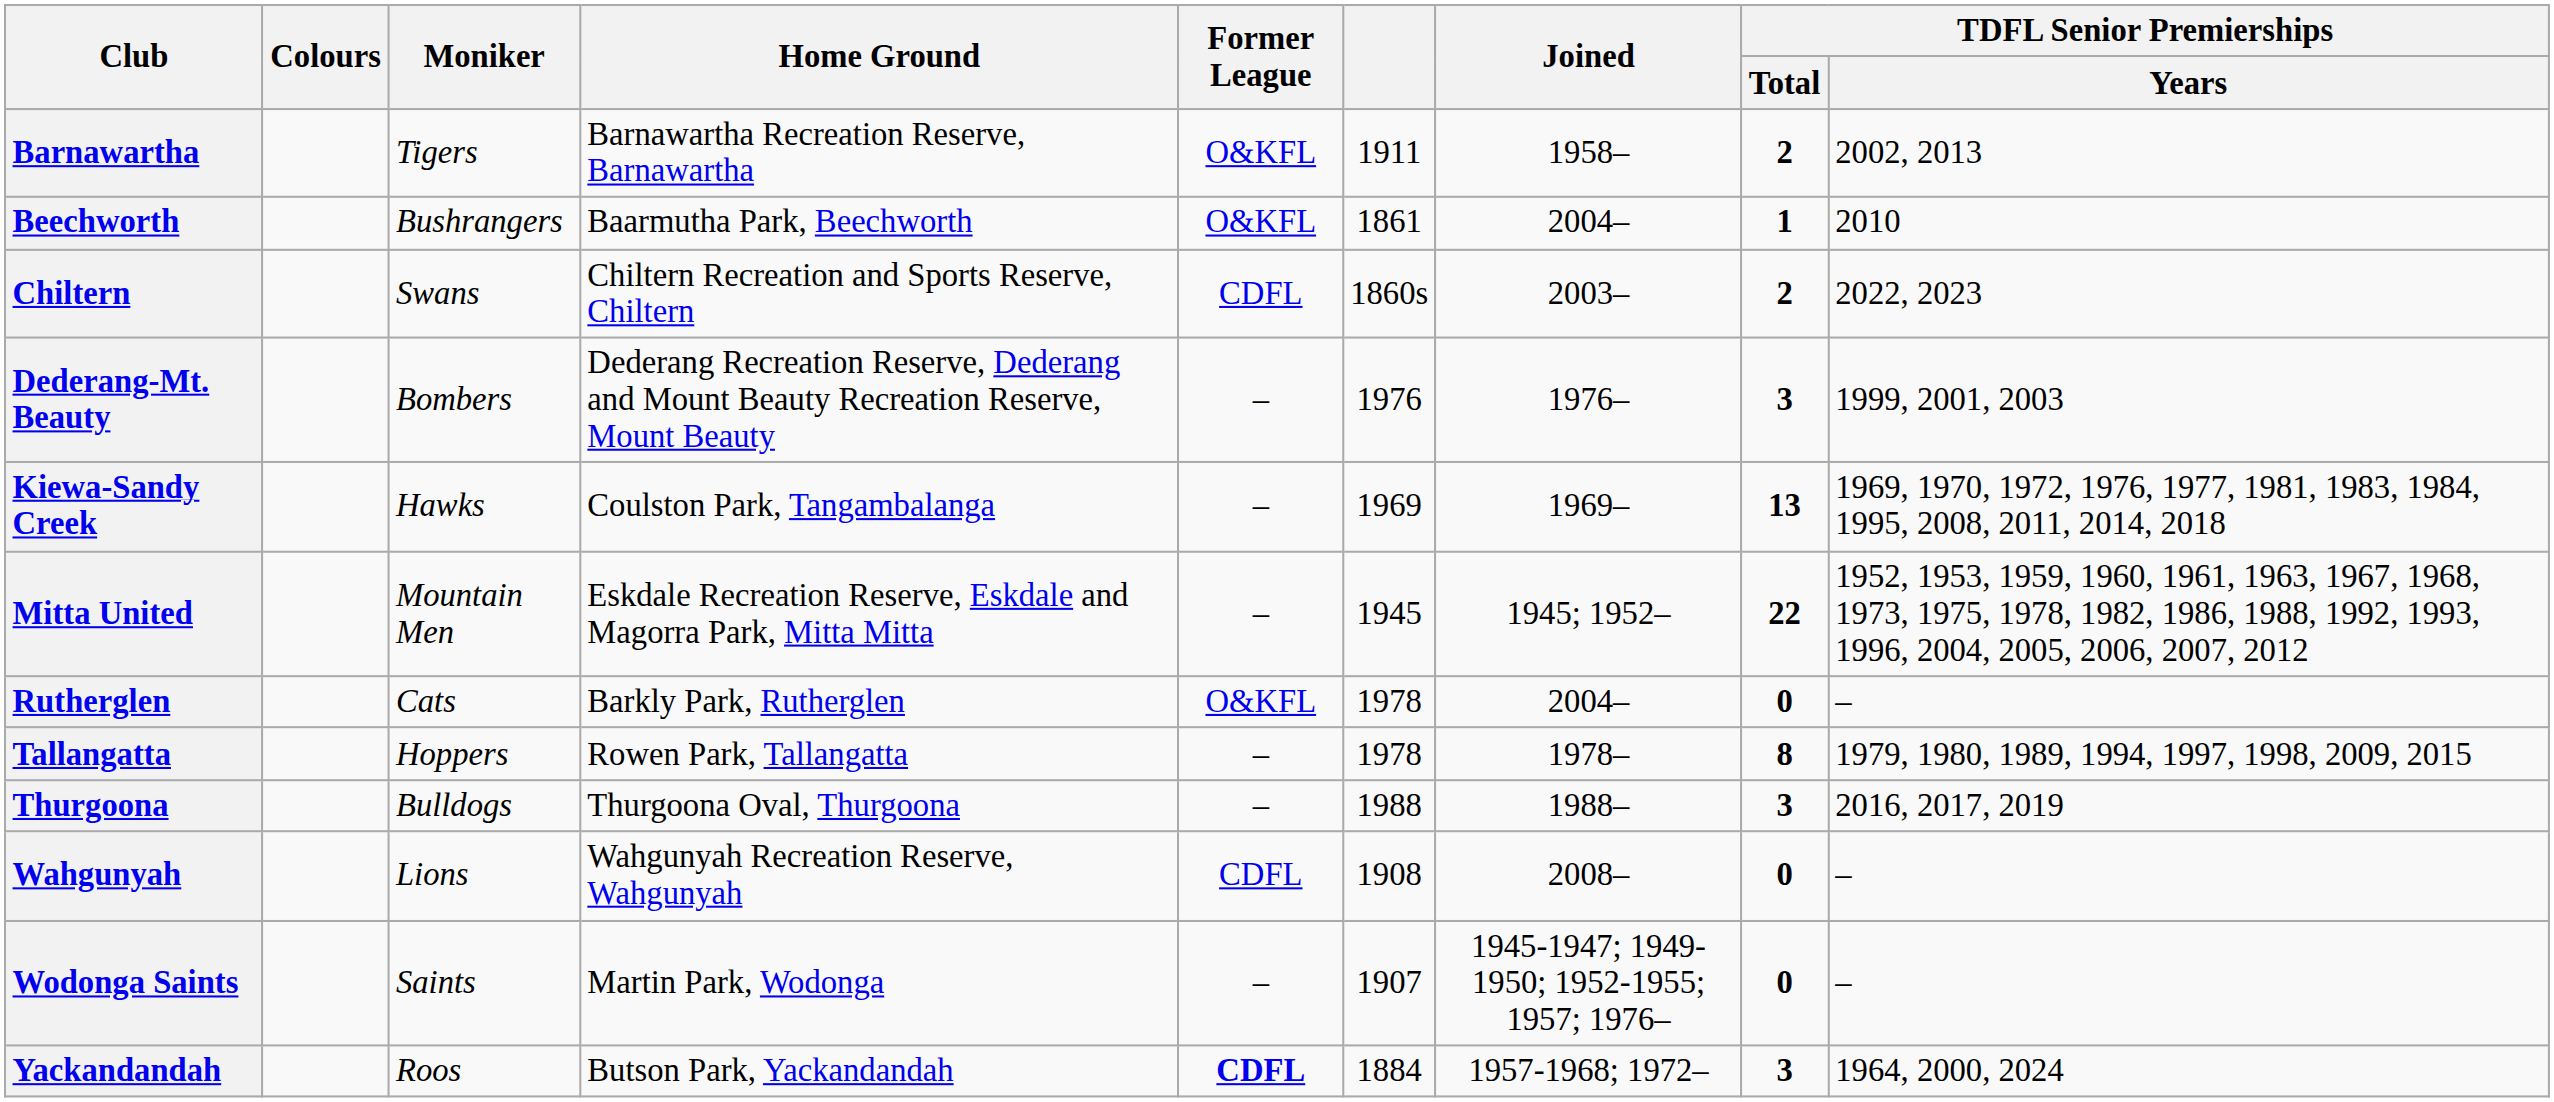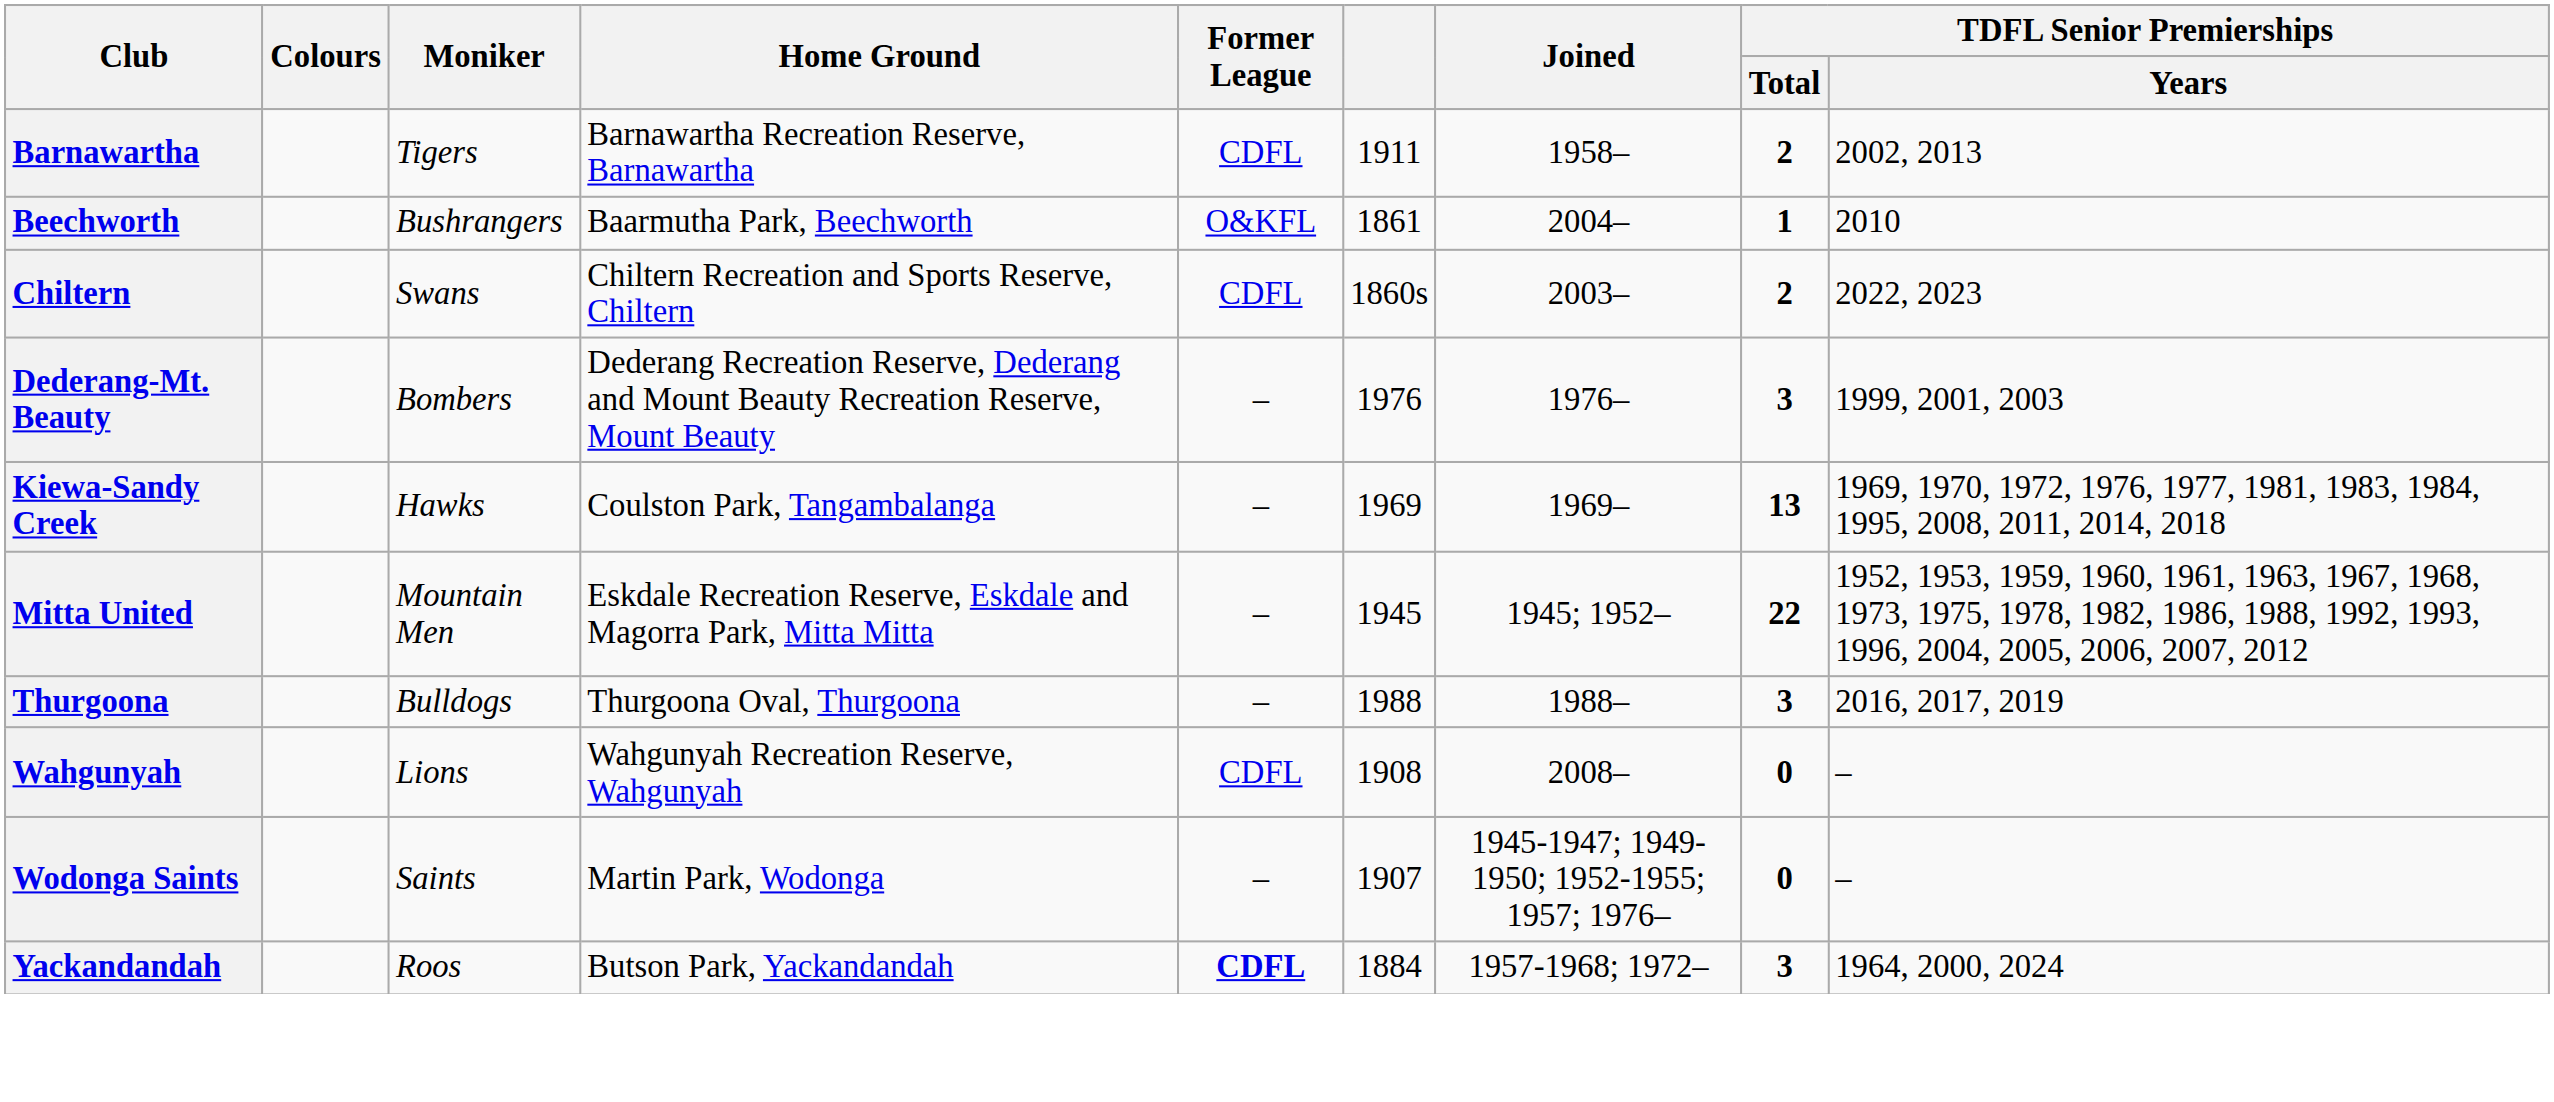(1261, 152) O&KFL -> (1261, 152) CDFL
- row: (91, 701)
- row: (92, 753)
